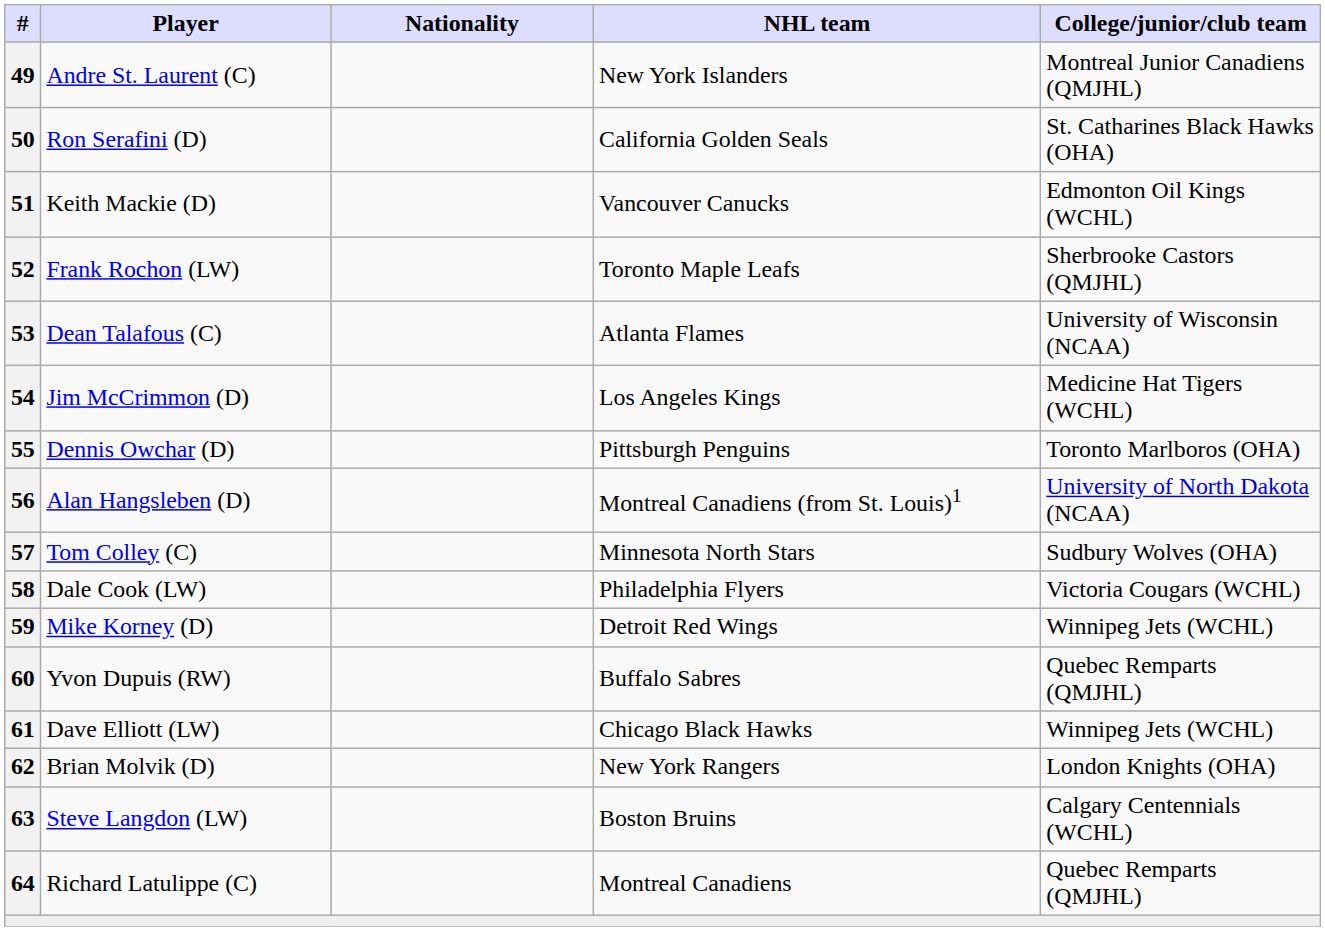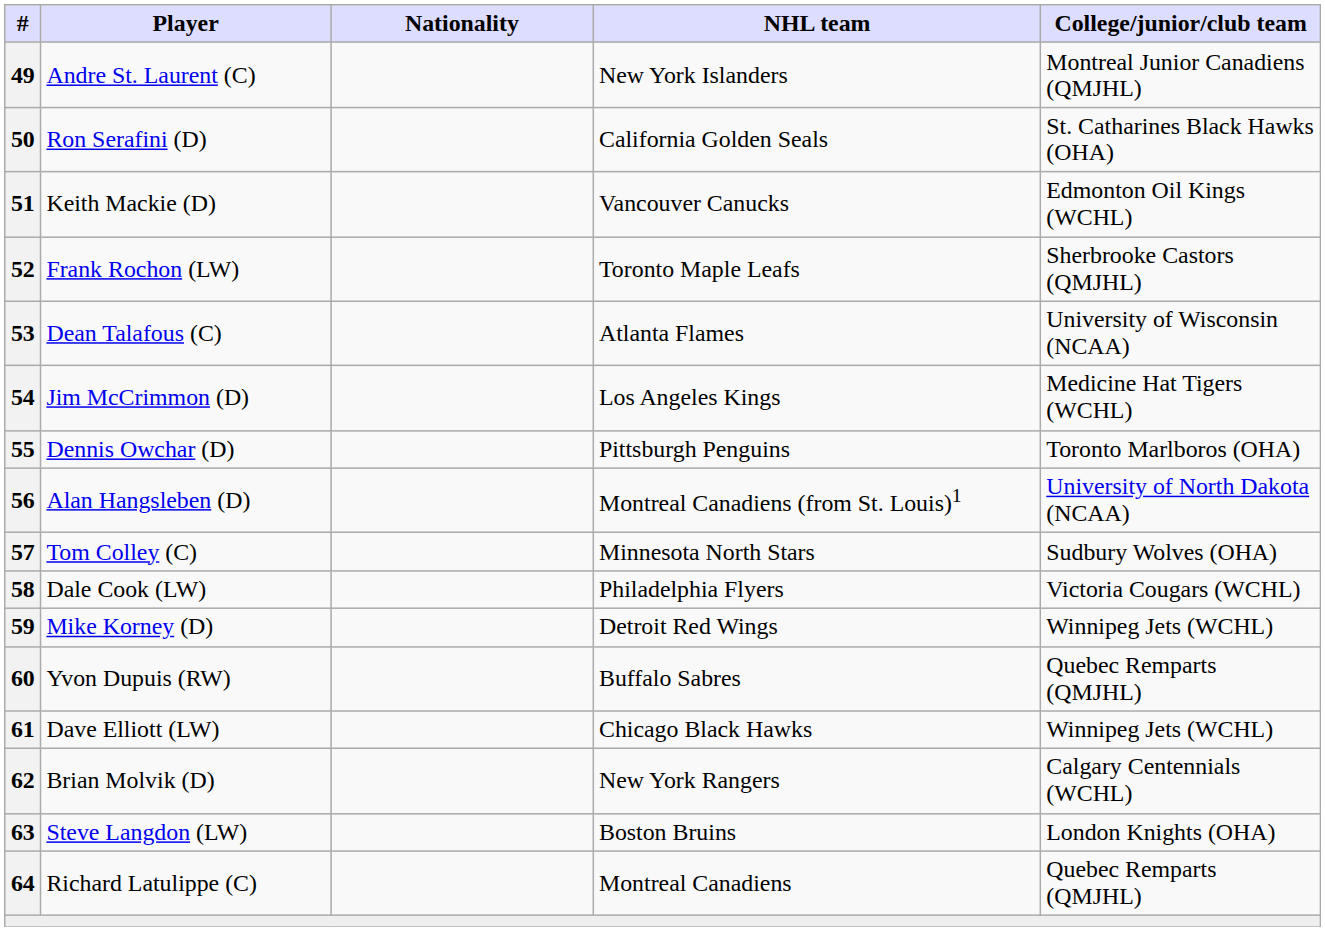(1161, 767) London Knights (OHA) -> (1143, 780) Calgary Centennials (WCHL)
(1143, 818) Calgary Centennials (WCHL) -> (1161, 831) London Knights (OHA)
